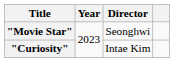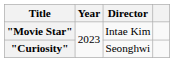(128, 31) Seonghwi -> (128, 31) Intae Kim
(128, 48) Intae Kim -> (128, 48) Seonghwi
